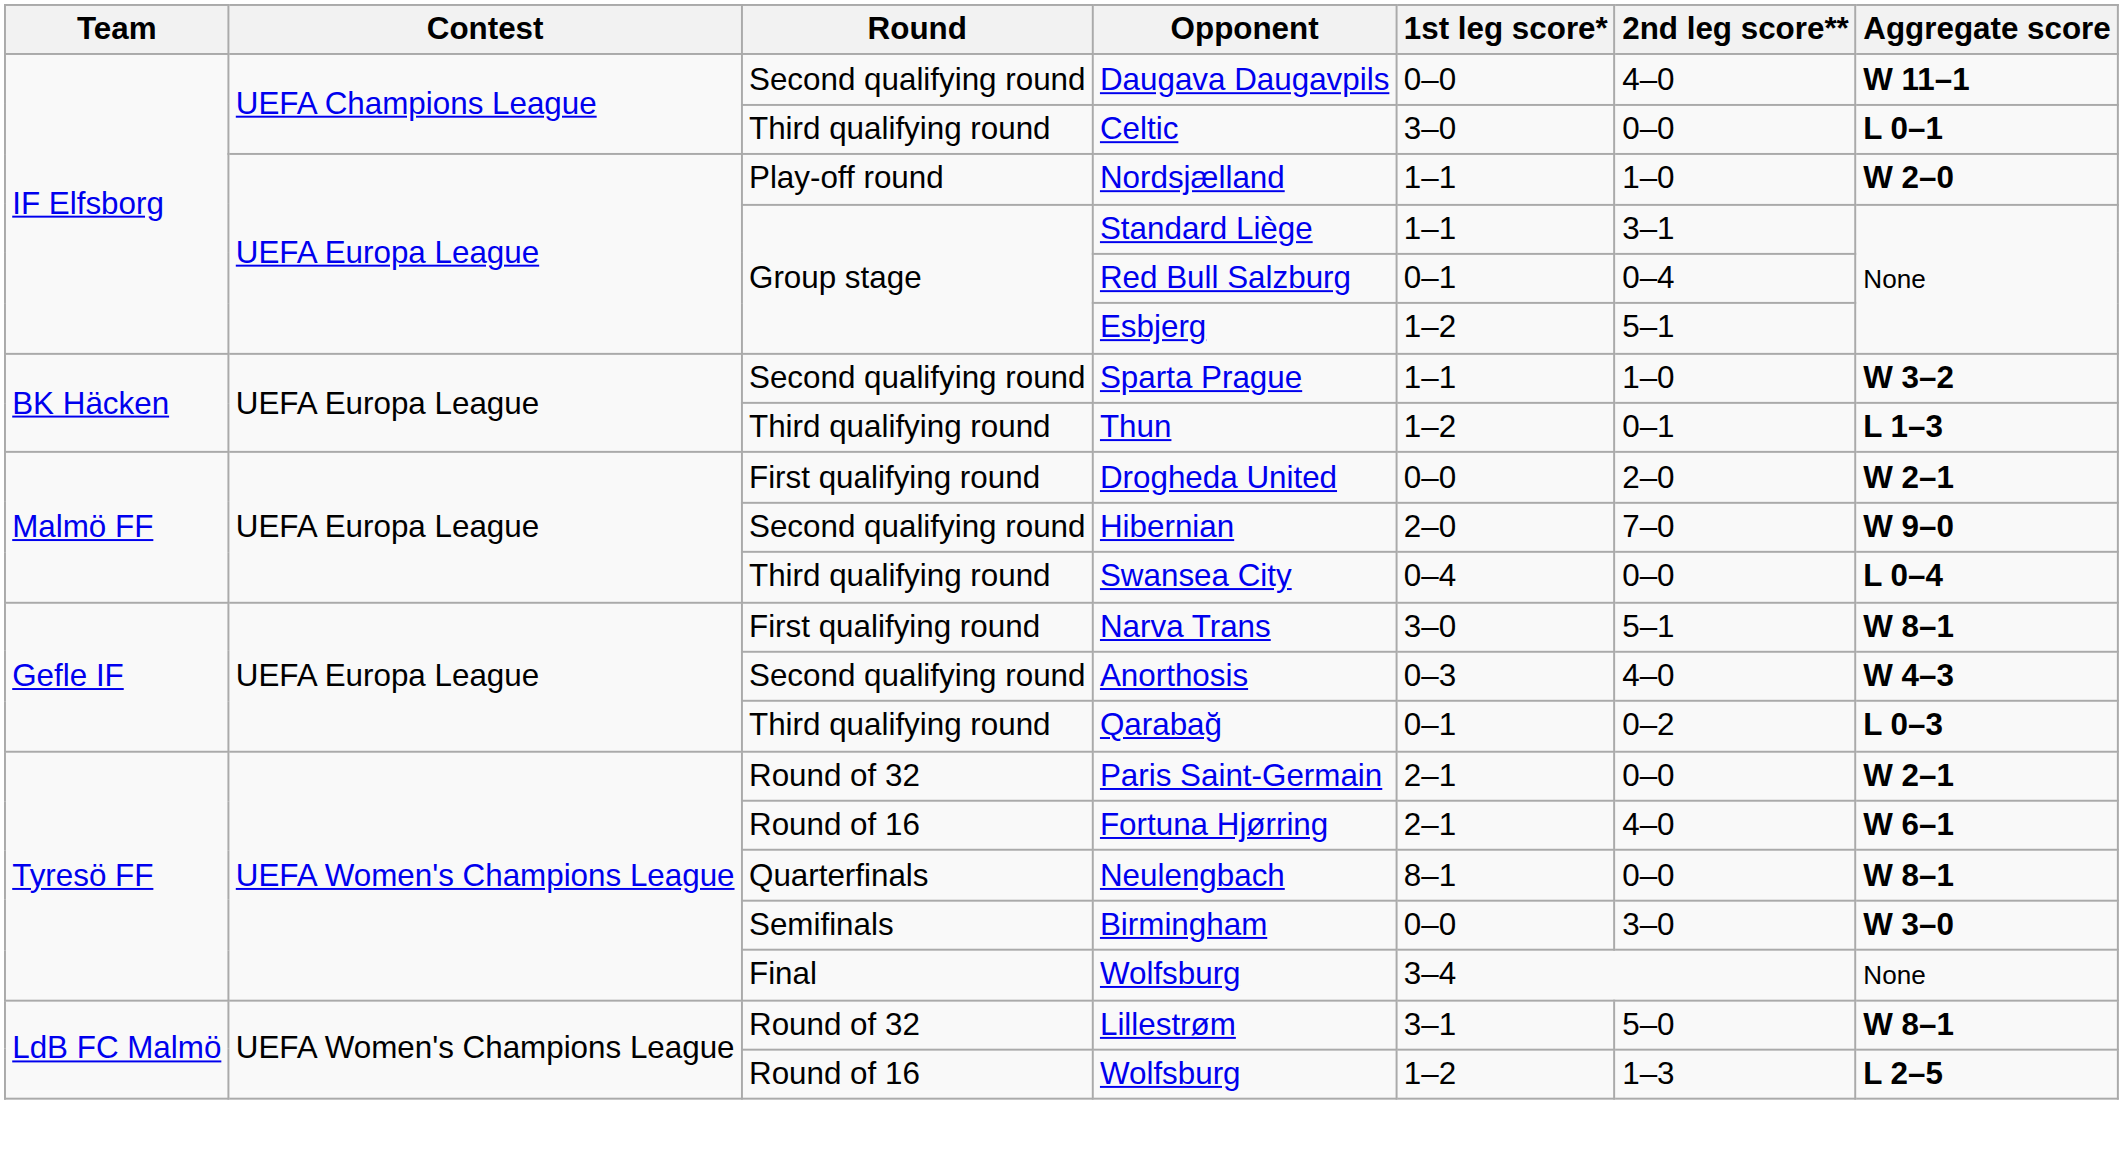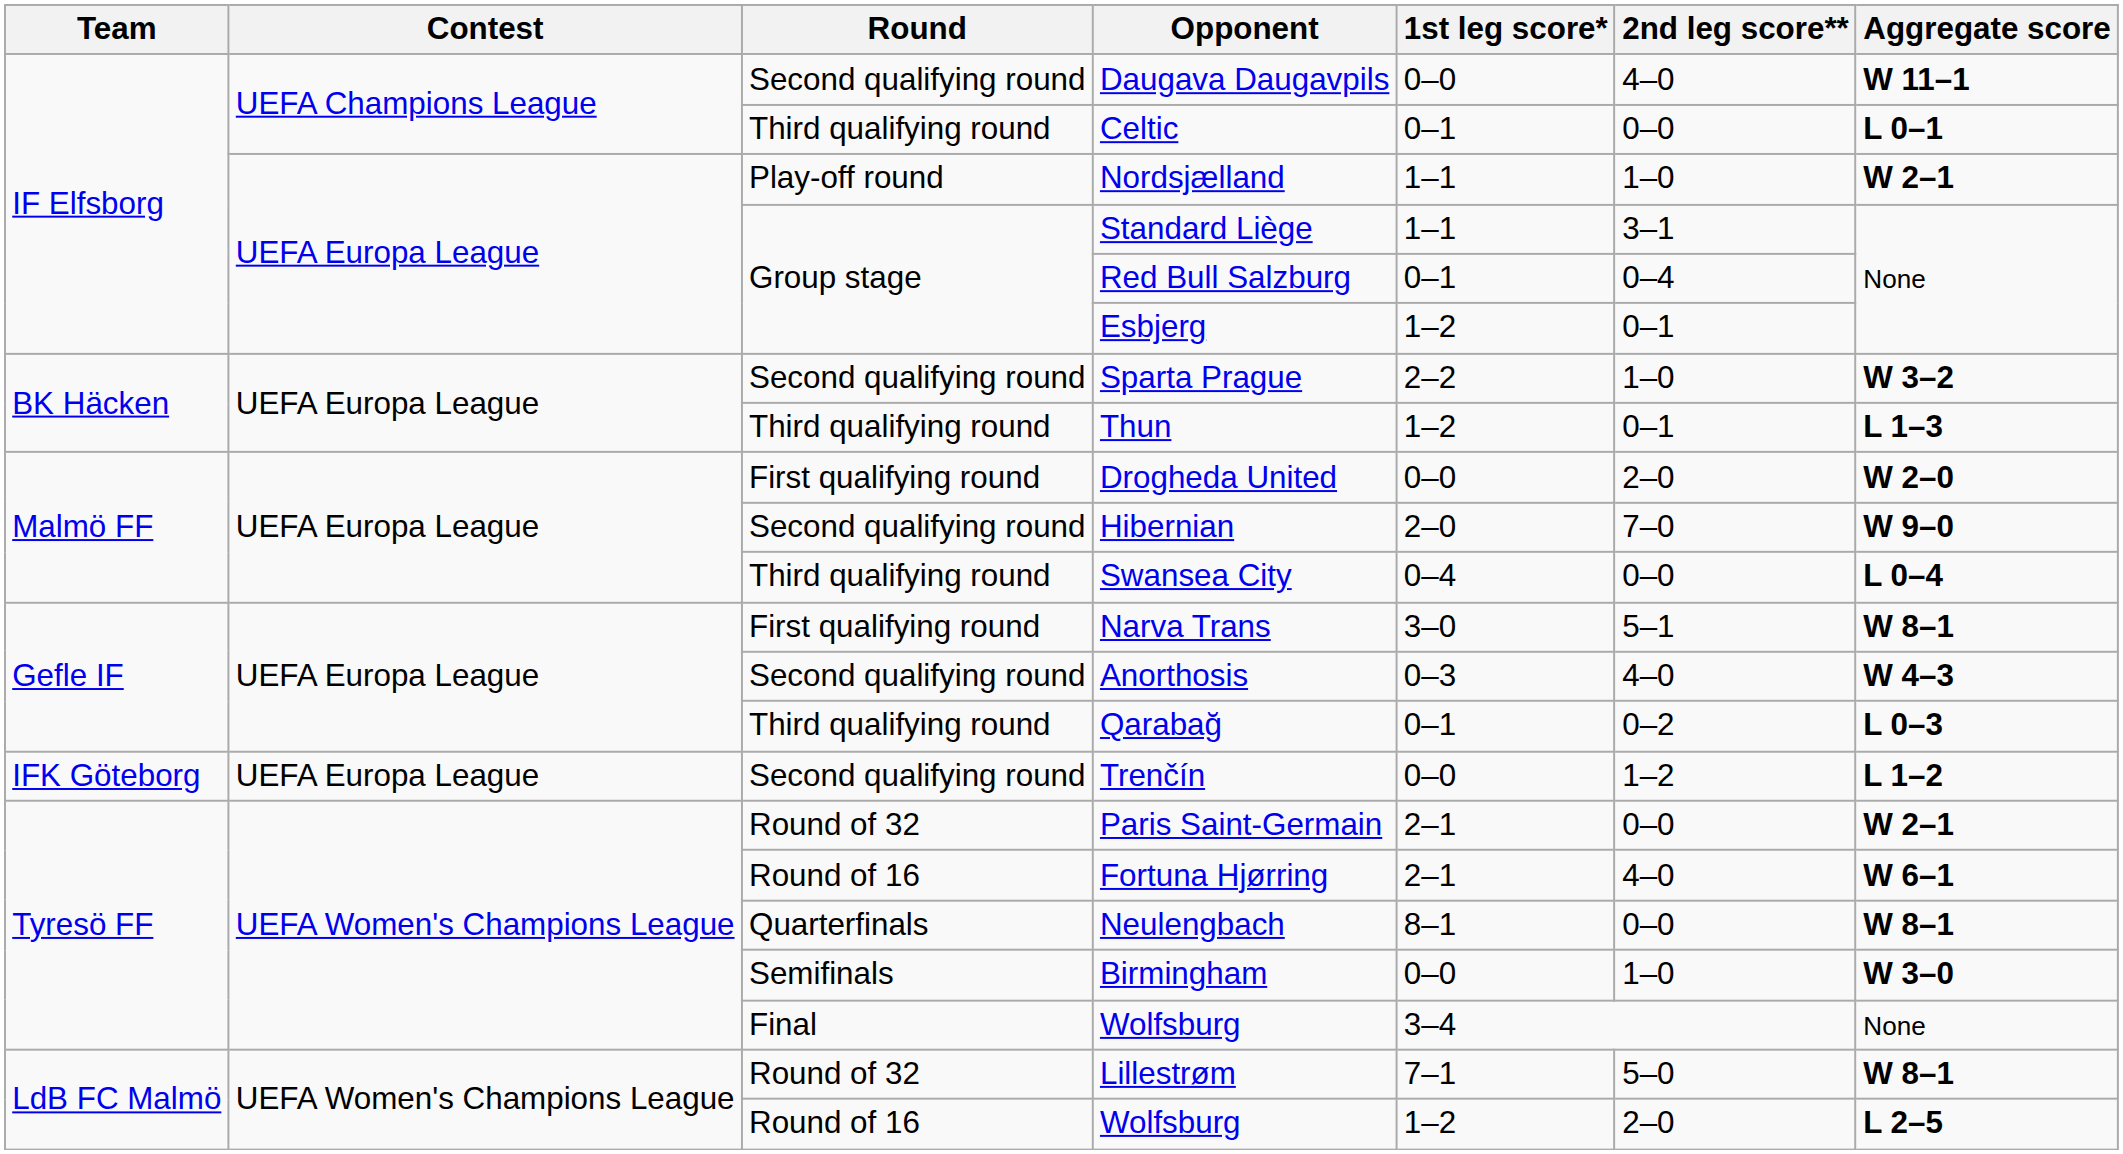(1430, 128) 3–0 -> (1430, 128) 0–1
(1909, 178) W 2–0 -> (1909, 178) W 2–1
(1648, 327) 5–1 -> (1648, 327) 0–1
(1430, 377) 1–1 -> (1430, 377) 2–2
(1909, 476) W 2–1 -> (1909, 476) W 2–0
+ row: (917, 775)
(1648, 924) 3–0 -> (1648, 974) 1–0
(1430, 1024) 3–1 -> (1430, 1073) 7–1
(1648, 1073) 1–3 -> (1648, 1123) 2–0
